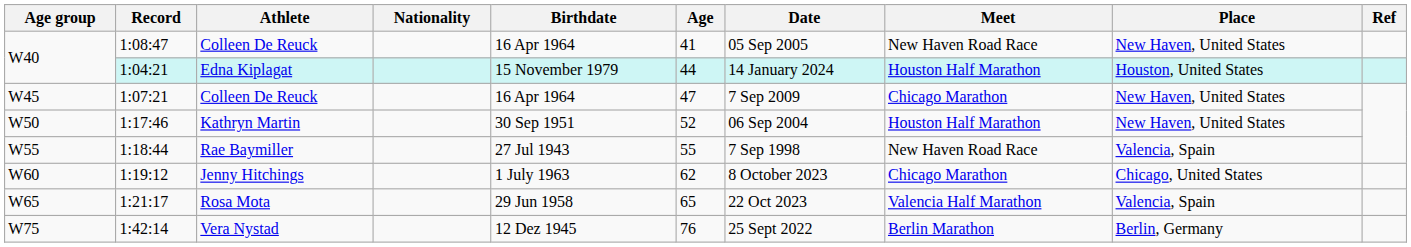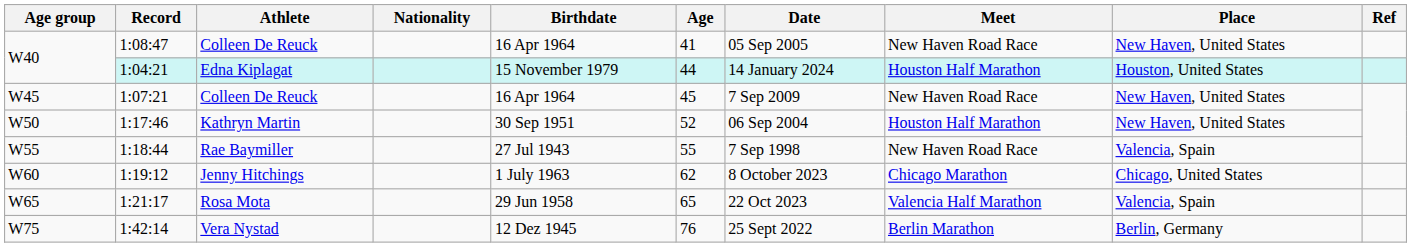(688, 97) 47 -> (688, 97) 45
(948, 97) Chicago Marathon -> (963, 97) New Haven Road Race
